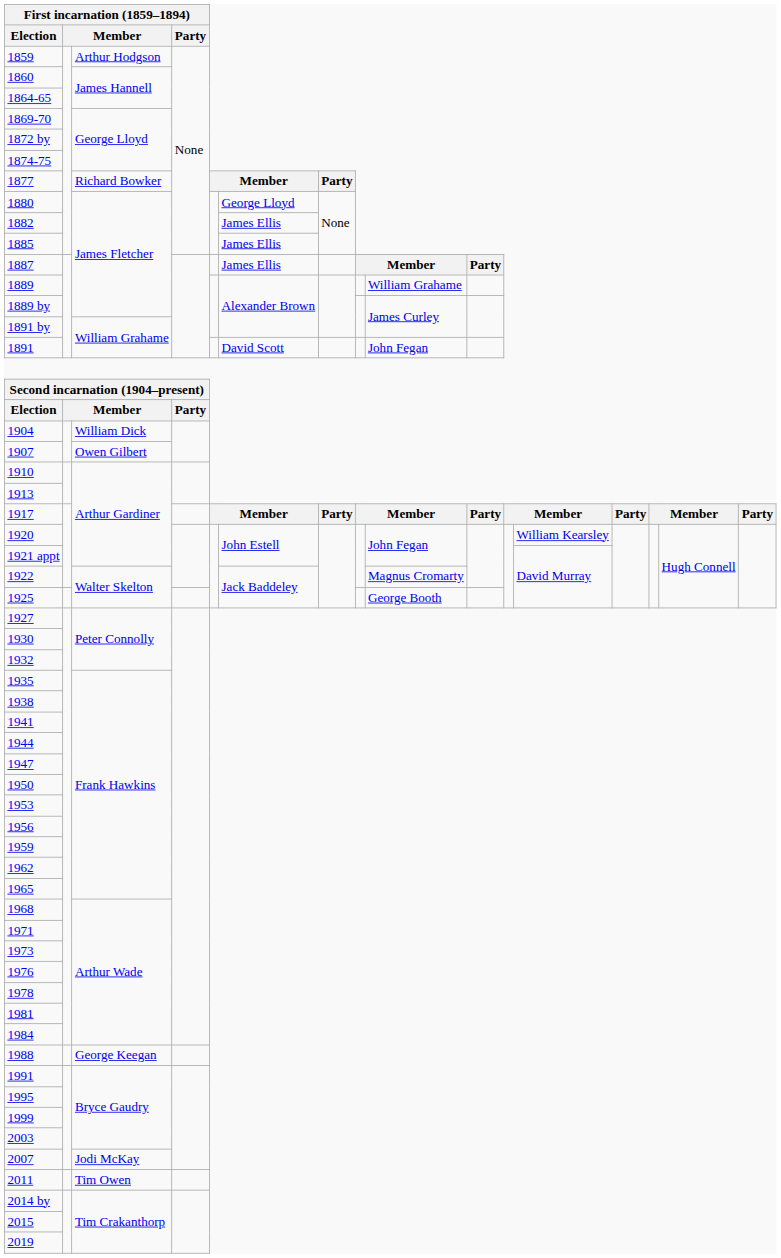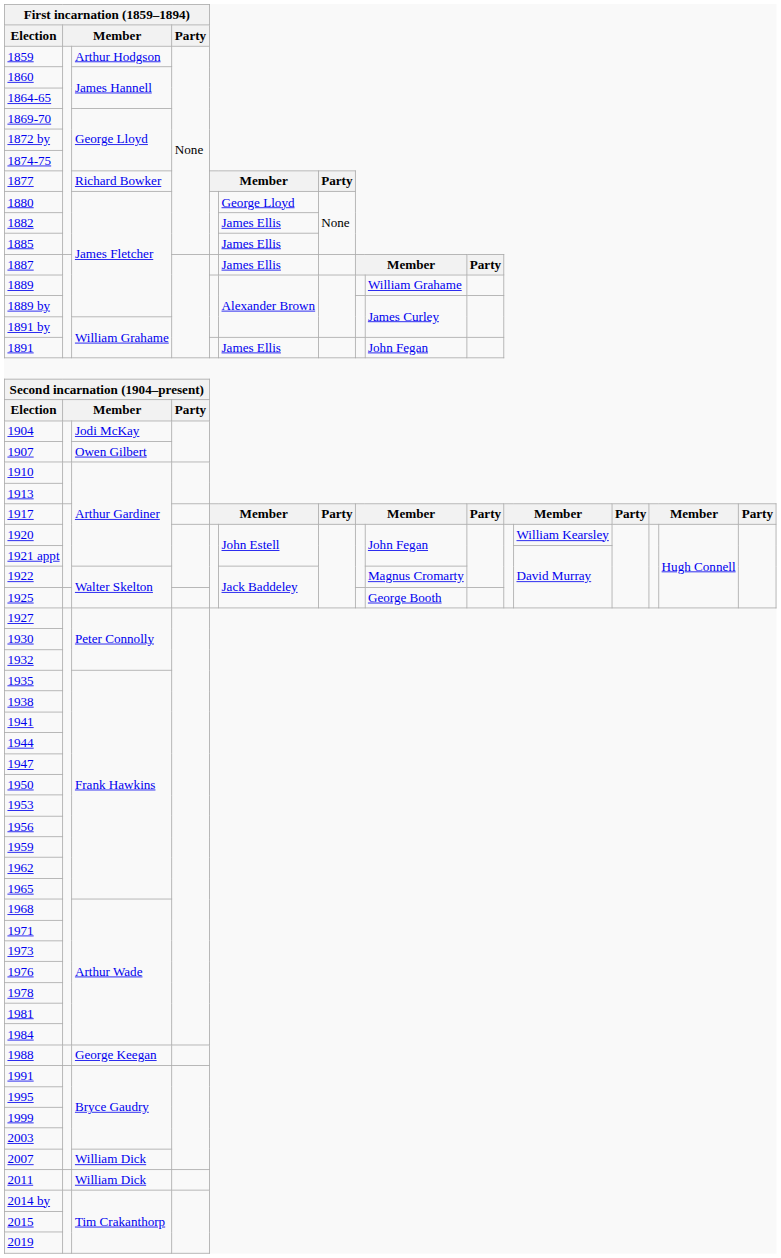(253, 347) David Scott -> (251, 347) James Ellis
(111, 431) William Dick -> (107, 431) Jodi McKay
(107, 1159) Jodi McKay -> (111, 1159) William Dick
(103, 1180) Tim Owen -> (111, 1180) William Dick
